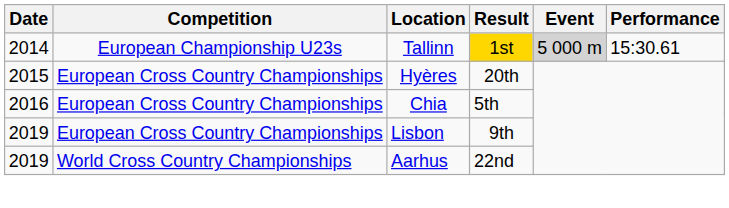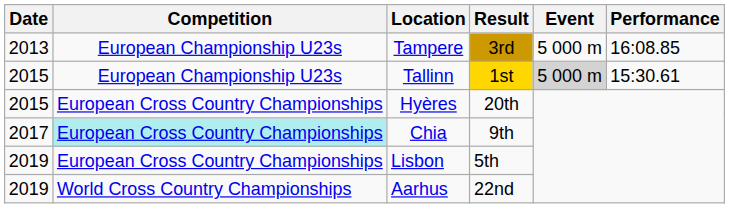+ row: (428, 47)
(29, 47) 2014 -> (29, 76) 2015
(29, 104) 2016 -> (29, 133) 2017
(220, 104) no background -> (220, 133) paleturquoise background
(487, 104) 5th -> (501, 133) 9th
(501, 133) 9th -> (487, 161) 5th
